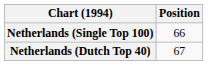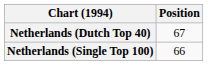rows swapped: (80, 51) <-> (80, 32)
